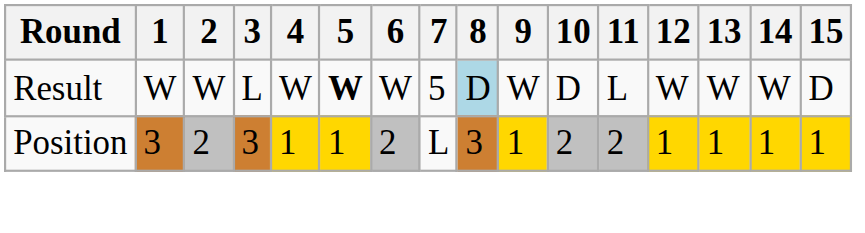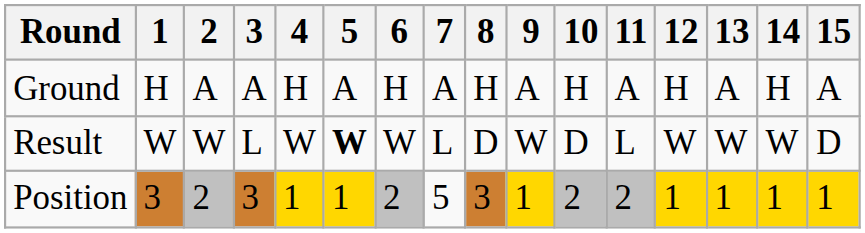+ row: (66, 87)
(437, 87) 5 -> (443, 142) L
(478, 87) lightblue background -> (486, 142) no background
(439, 142) L -> (441, 198) 5
